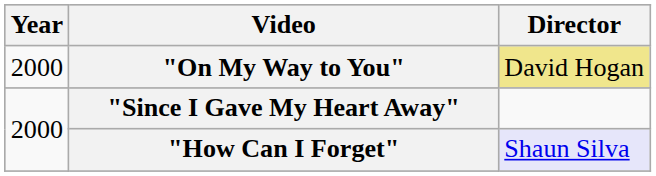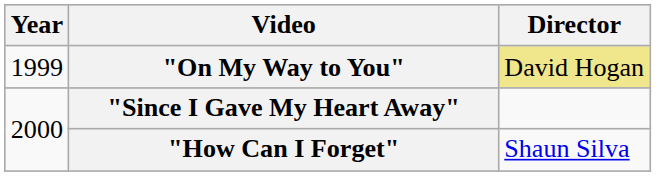(37, 66) 2000 -> (37, 66) 1999
(567, 149) lavender background -> (567, 149) no background
